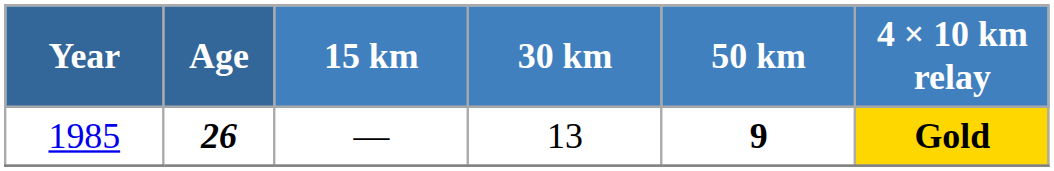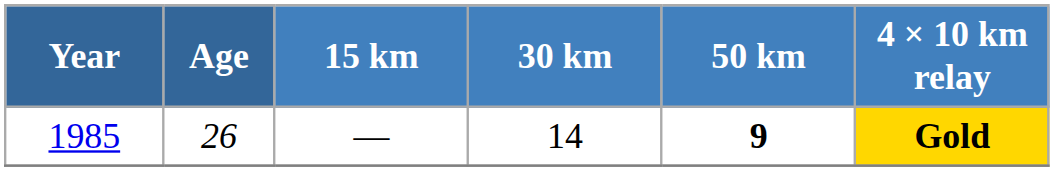(219, 135) bold -> (219, 135) normal
(565, 135) 13 -> (565, 135) 14
